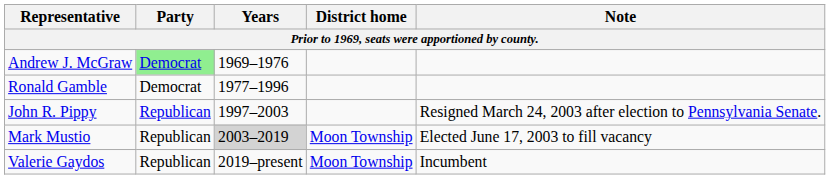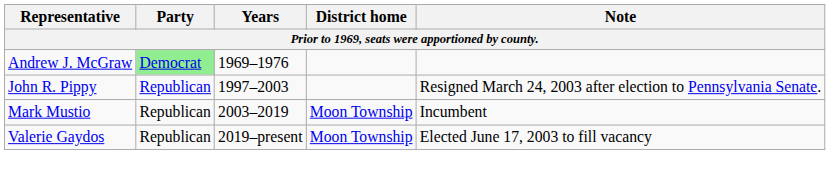- row: (58, 87)
(253, 137) lightgrey background -> (253, 112) no background
(536, 137) Elected June 17, 2003 to fill vacancy -> (453, 112) Incumbent
(453, 161) Incumbent -> (536, 137) Elected June 17, 2003 to fill vacancy
